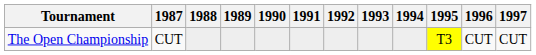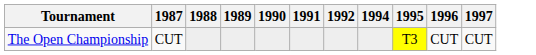- column: (375, 16)
